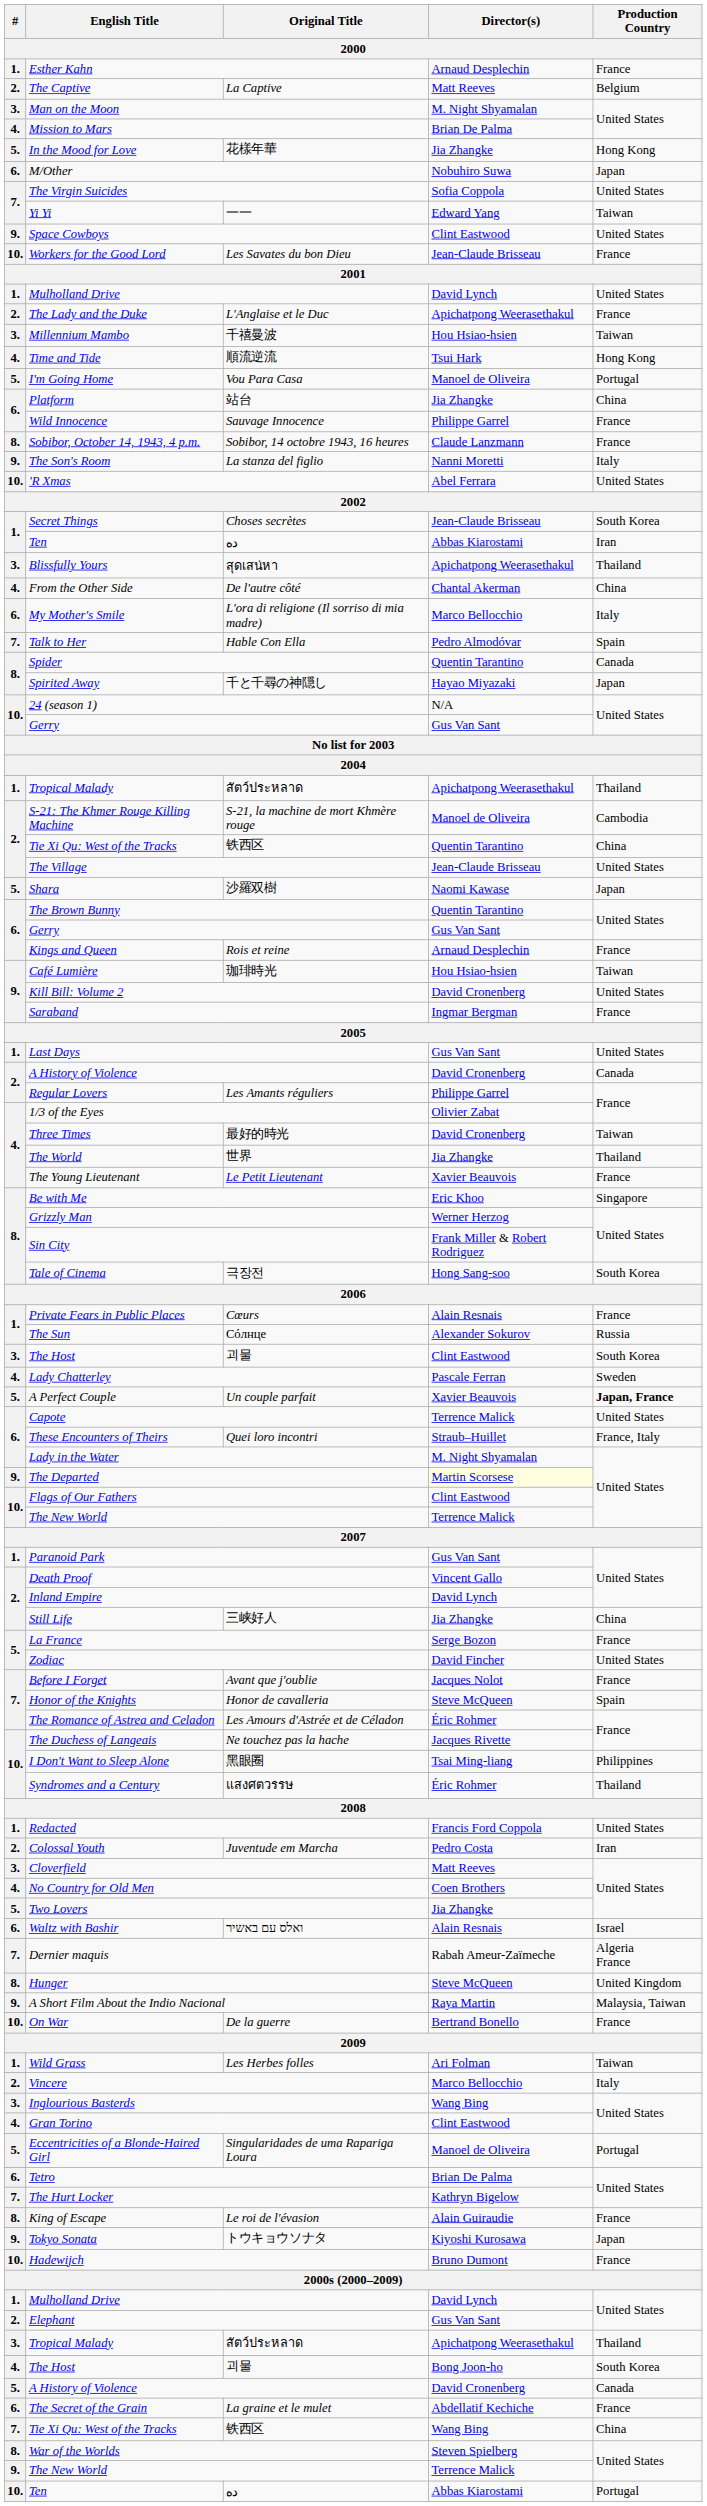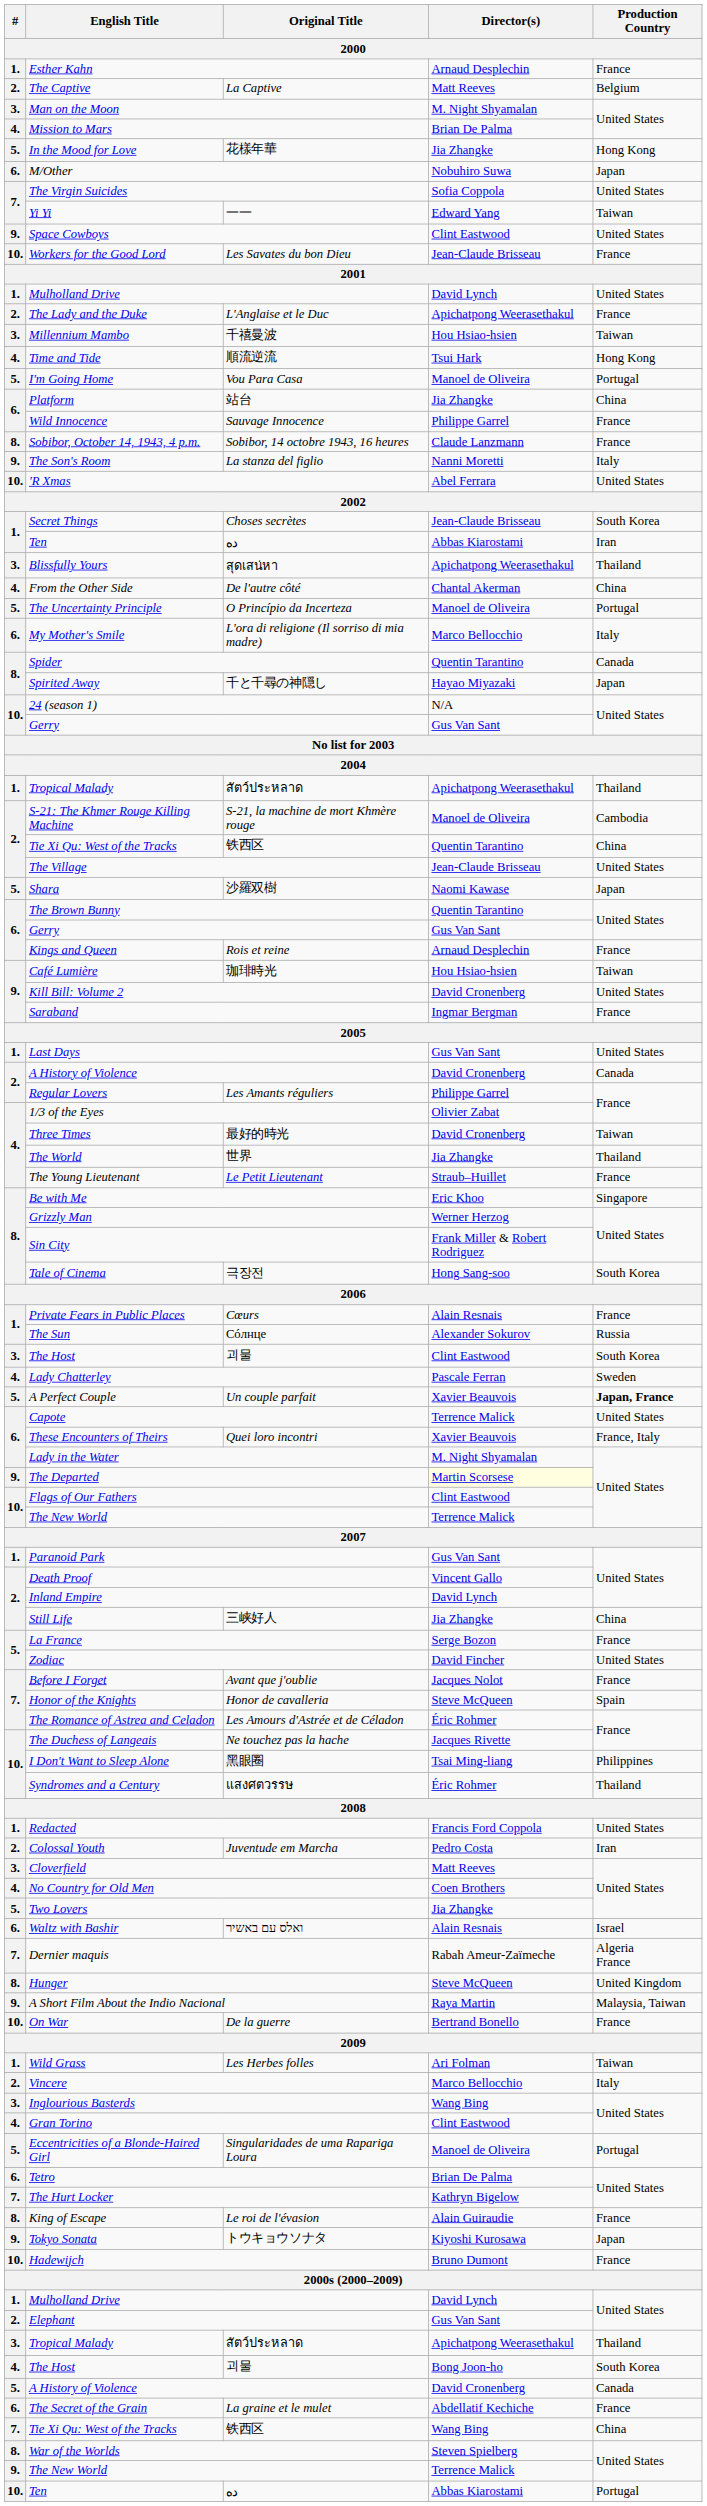+ row: (15, 608)
- row: (15, 642)
(474, 1177) Xavier Beauvois -> (469, 1177) Straub–Huillet
(469, 1437) Straub–Huillet -> (474, 1437) Xavier Beauvois
